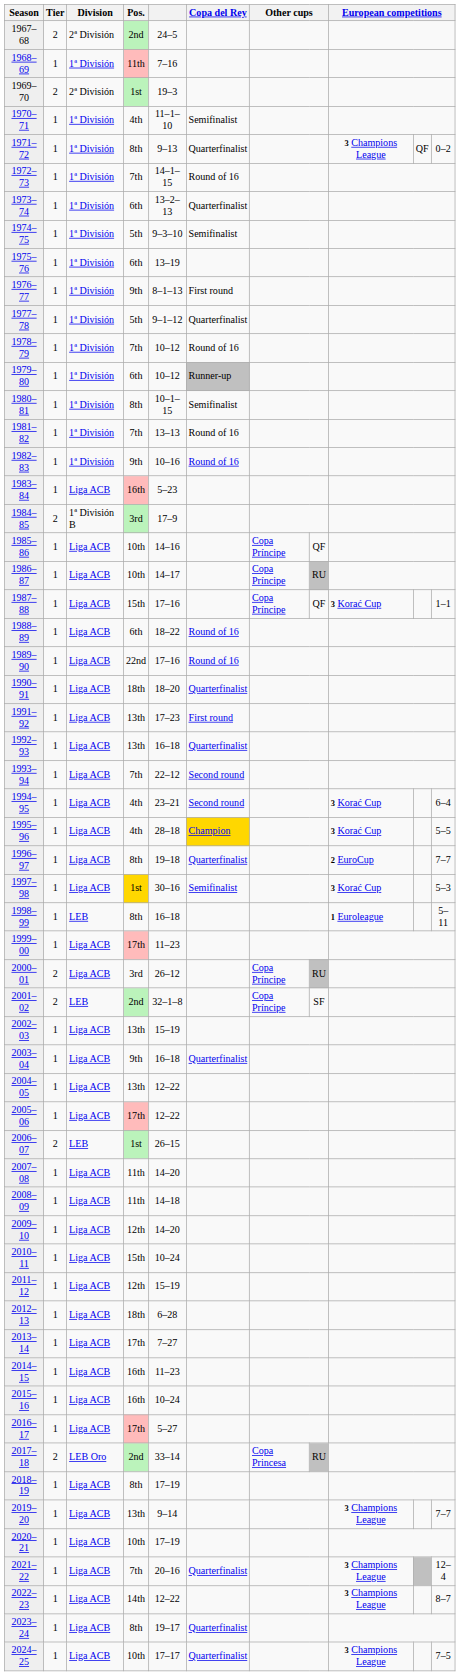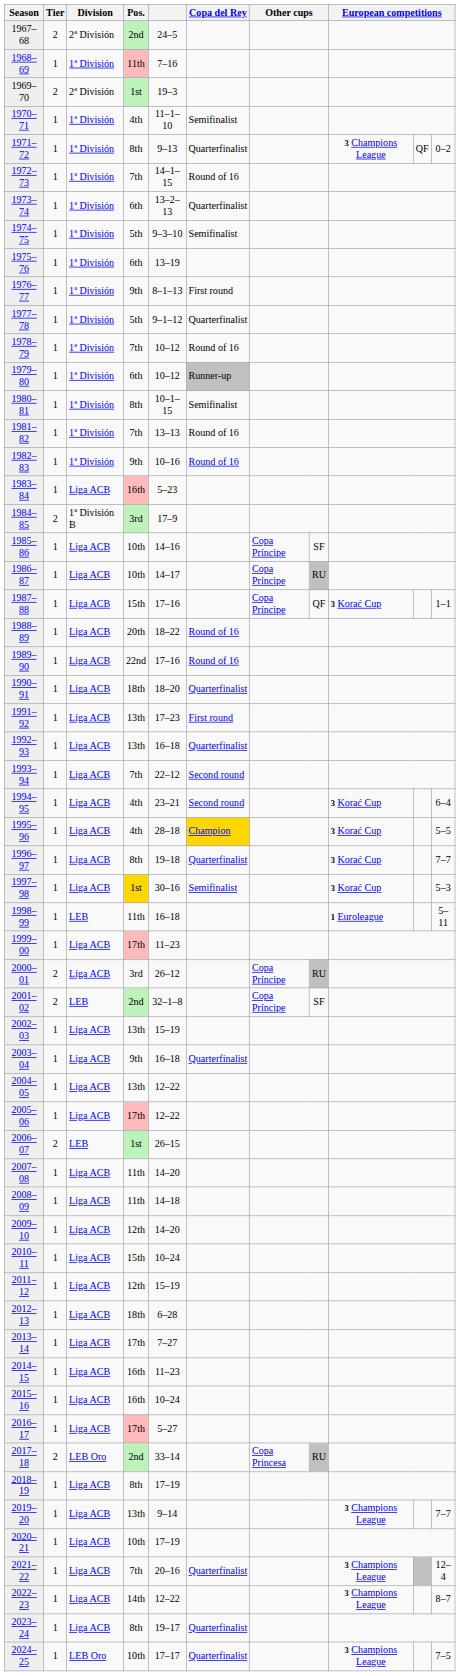(319, 546) QF -> (319, 546) SF
(136, 632) 6th -> (136, 632) 20th
(352, 859) 2 EuroCup -> (356, 859) 3 Korać Cup
(136, 916) 8th -> (136, 916) 11th
(90, 1656) Liga ACB -> (88, 1656) LEB Oro
